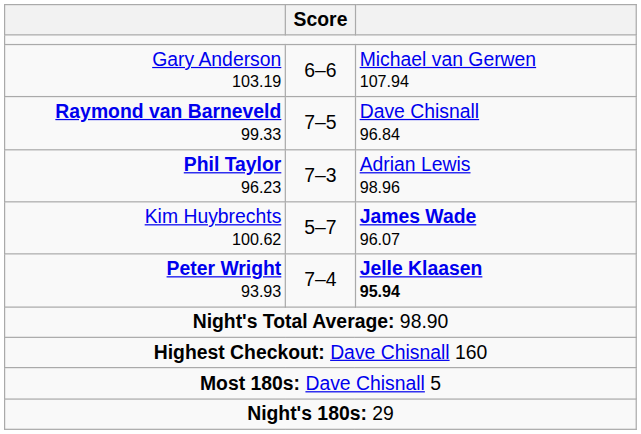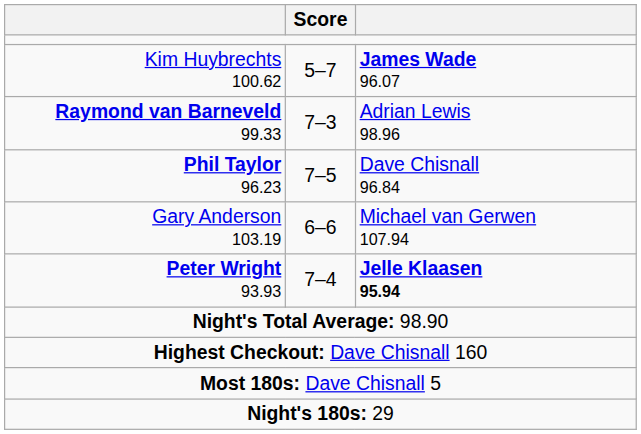rows swapped: (213, 227) <-> (217, 70)
(320, 122) 7–5 -> (320, 122) 7–3
(419, 122) Dave Chisnall 96.84 -> (415, 122) Adrian Lewis 98.96
(320, 175) 7–3 -> (320, 175) 7–5
(415, 175) Adrian Lewis 98.96 -> (419, 175) Dave Chisnall 96.84
